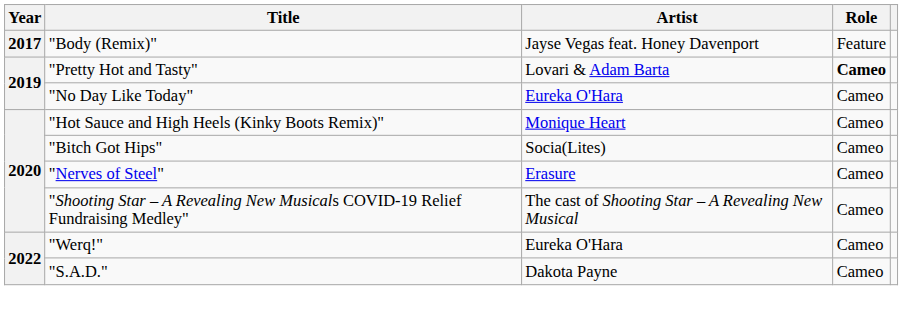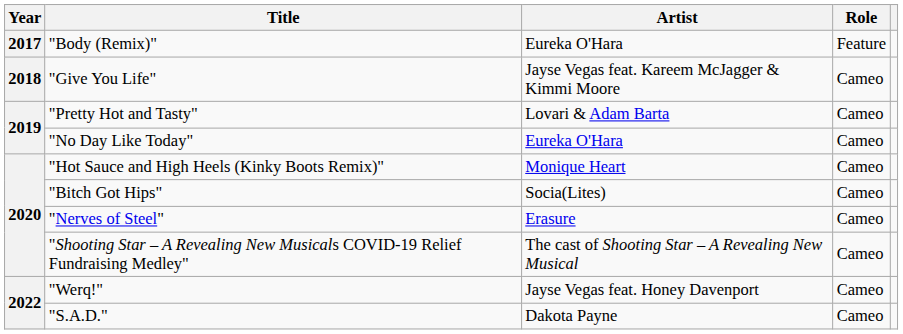(642, 43) Jayse Vegas feat. Honey Davenport -> (574, 43) Eureka O'Hara
+ row: (103, 79)
(861, 69) bold -> (860, 114) normal
(574, 245) Eureka O'Hara -> (642, 289) Jayse Vegas feat. Honey Davenport
